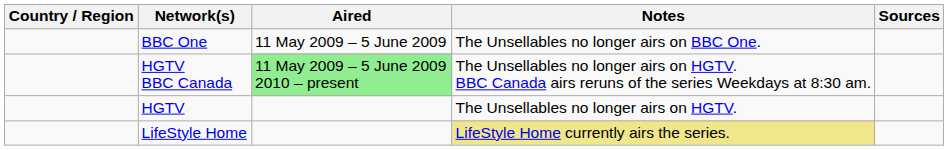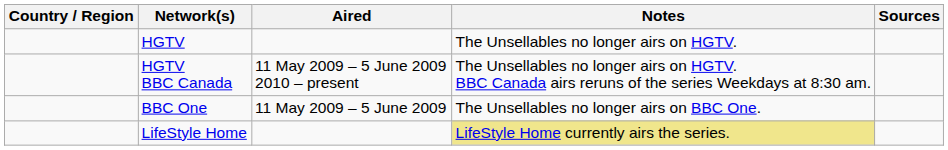rows swapped: (174, 41) <-> (163, 108)
(351, 74) lightgreen background -> (351, 74) no background
